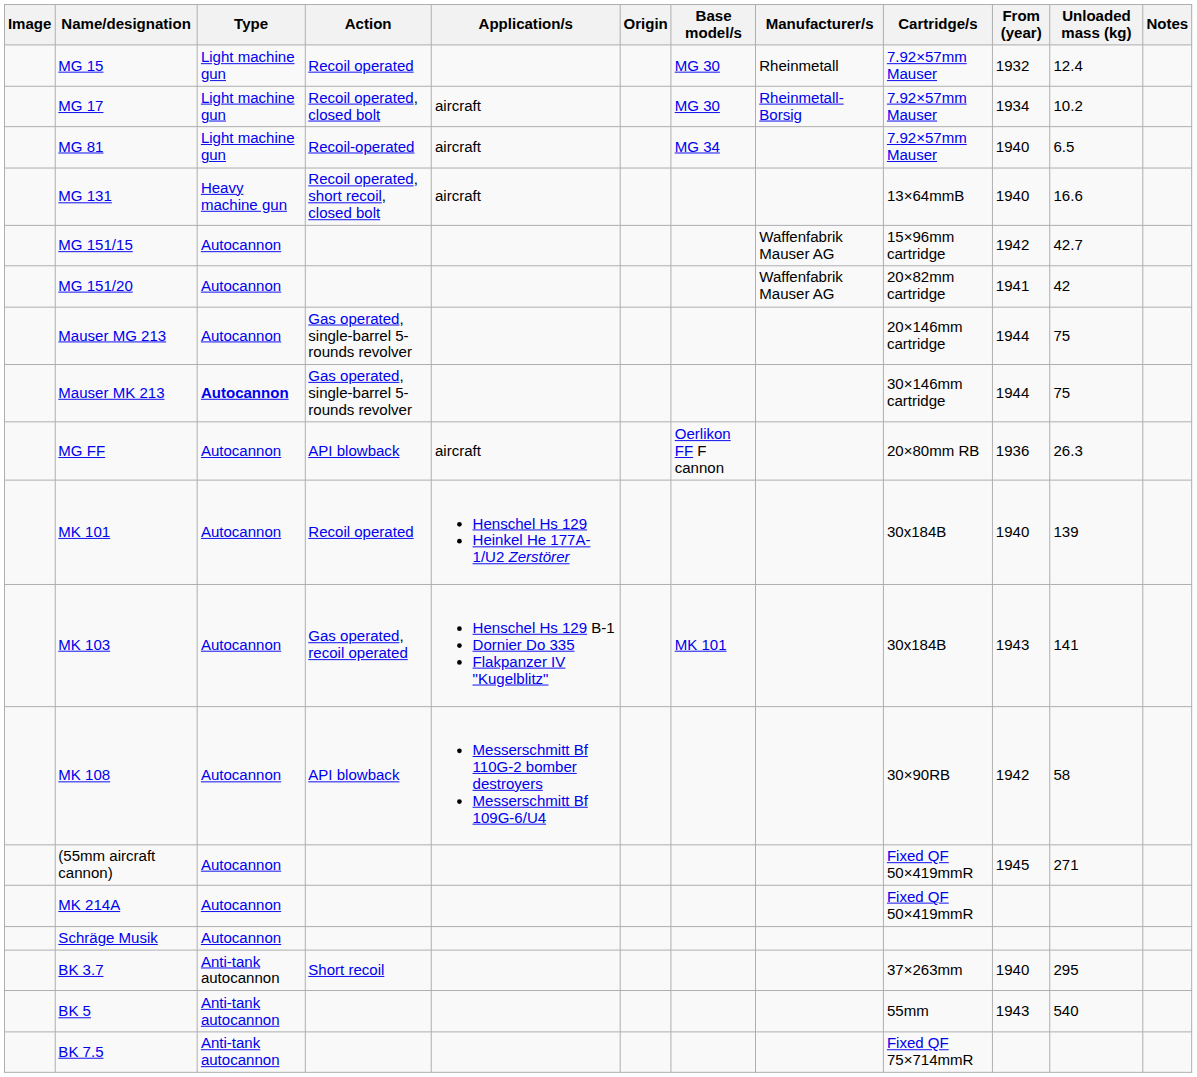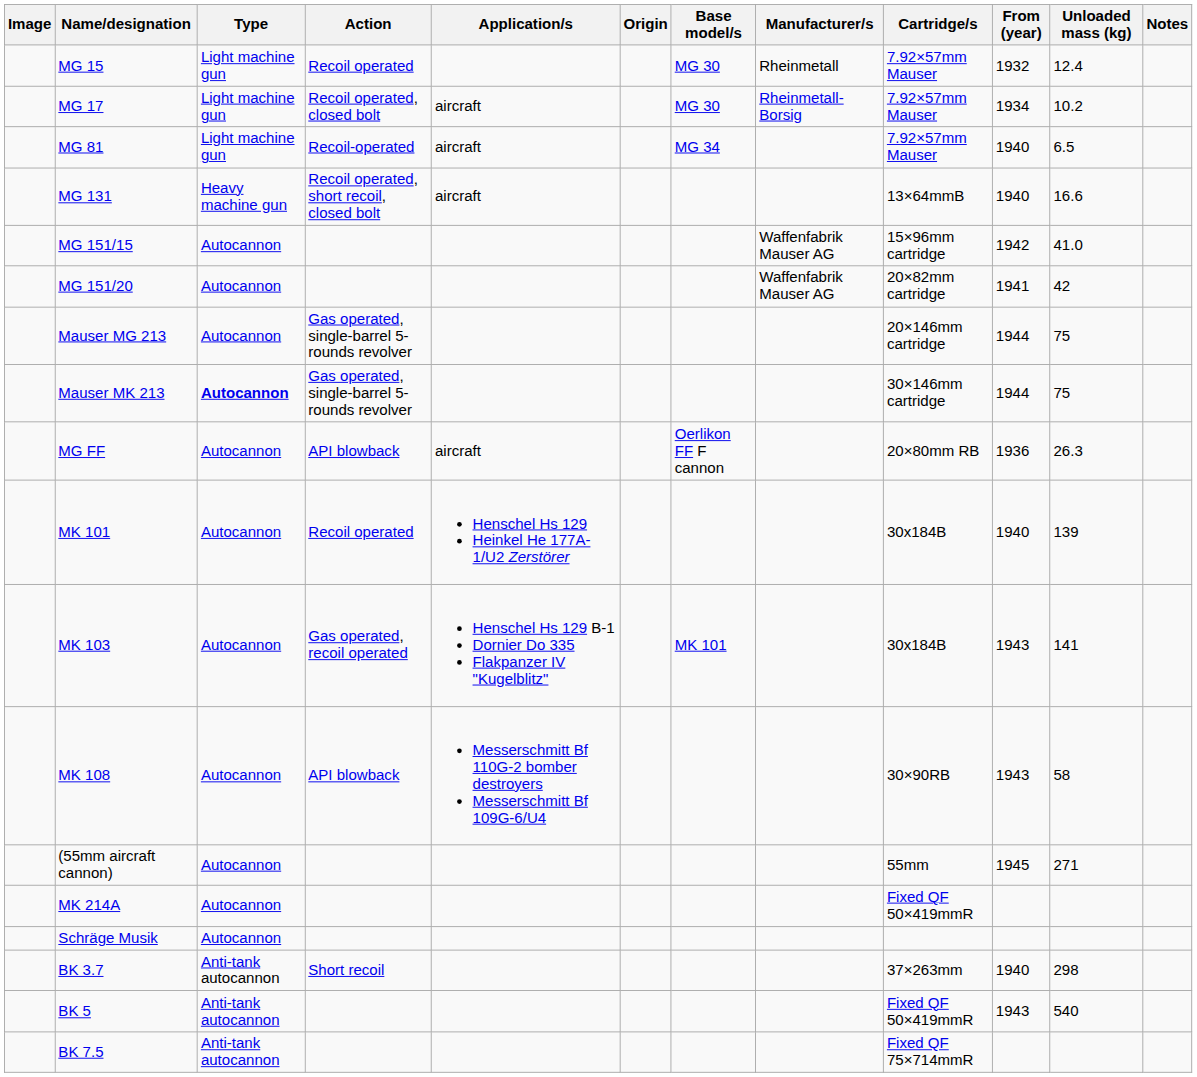(1068, 245) 42.7 -> (1068, 245) 41.0
(1013, 775) 1942 -> (1013, 775) 1943
(930, 865) Fixed QF 50×419mmR -> (908, 865) 55mm
(1066, 970) 295 -> (1066, 970) 298
(908, 1011) 55mm -> (930, 1011) Fixed QF 50×419mmR
